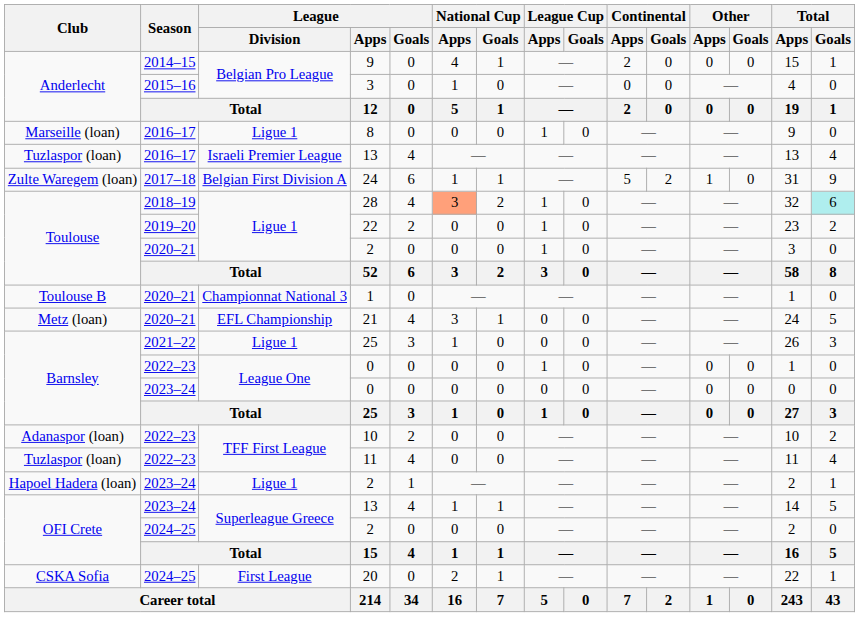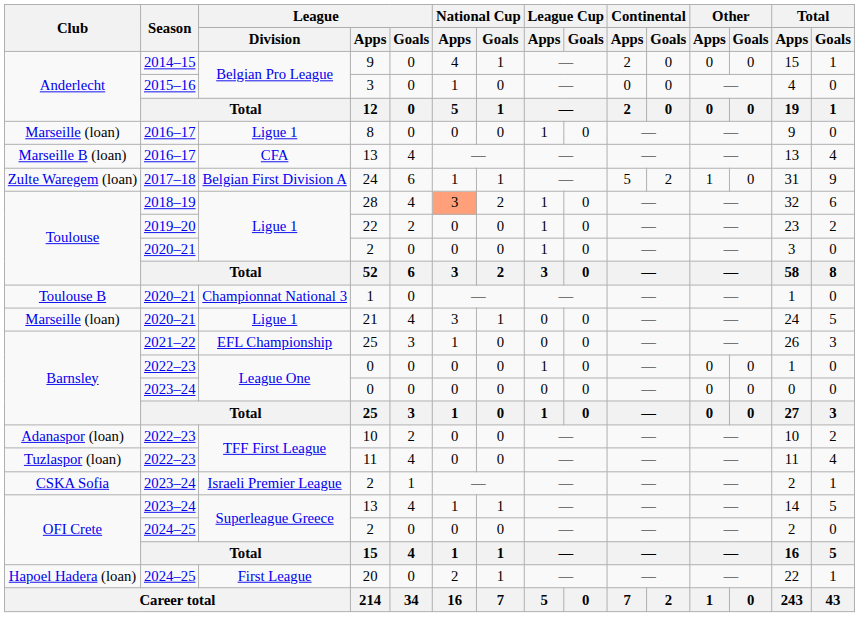(73, 156) Tuzlaspor (loan) -> (73, 156) Marseille B (loan)
(275, 156) Israeli Premier League -> (275, 156) CFA
(833, 202) paleturquoise background -> (833, 202) no background
(73, 319) Metz (loan) -> (73, 319) Marseille (loan)
(275, 319) EFL Championship -> (275, 319) Ligue 1
(275, 343) Ligue 1 -> (275, 343) EFL Championship
(73, 483) Hapoel Hadera (loan) -> (73, 483) CSKA Sofia
(275, 483) Ligue 1 -> (275, 483) Israeli Premier League
(73, 576) CSKA Sofia -> (73, 576) Hapoel Hadera (loan)
